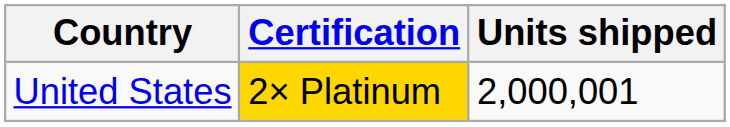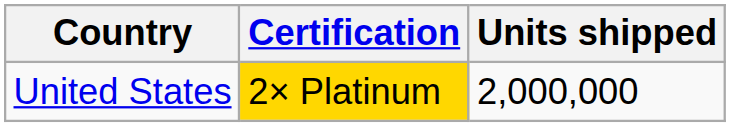(558, 90) 2,000,001 -> (558, 90) 2,000,000
